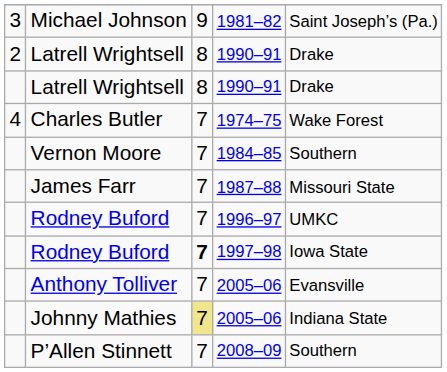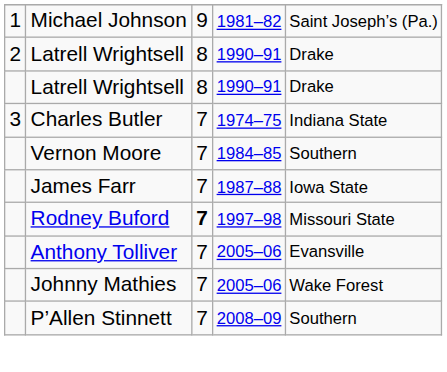(15, 20) 3 -> (15, 20) 1
(15, 119) 4 -> (15, 119) 3
(336, 120) Wake Forest -> (338, 120) Indiana State
(342, 186) Missouri State -> (329, 186) Iowa State
- row: (100, 218)
(329, 252) Iowa State -> (342, 219) Missouri State
(202, 317) khaki background -> (202, 284) no background
(338, 318) Indiana State -> (336, 285) Wake Forest
